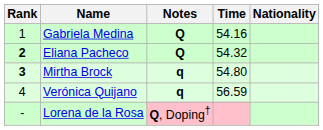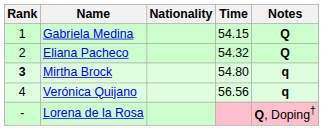columns swapped: (284, 14) <-> (180, 14)
(232, 33) 54.16 -> (233, 33) 54.15
(22, 53) bold -> (22, 53) normal
(232, 92) 56.59 -> (233, 92) 56.56
